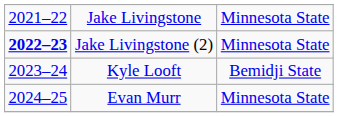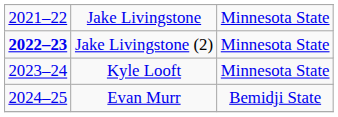(275, 71) Bemidji State -> (275, 71) Minnesota State
(275, 97) Minnesota State -> (275, 97) Bemidji State
